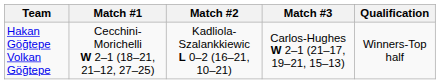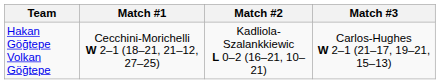- column: (395, 13)
